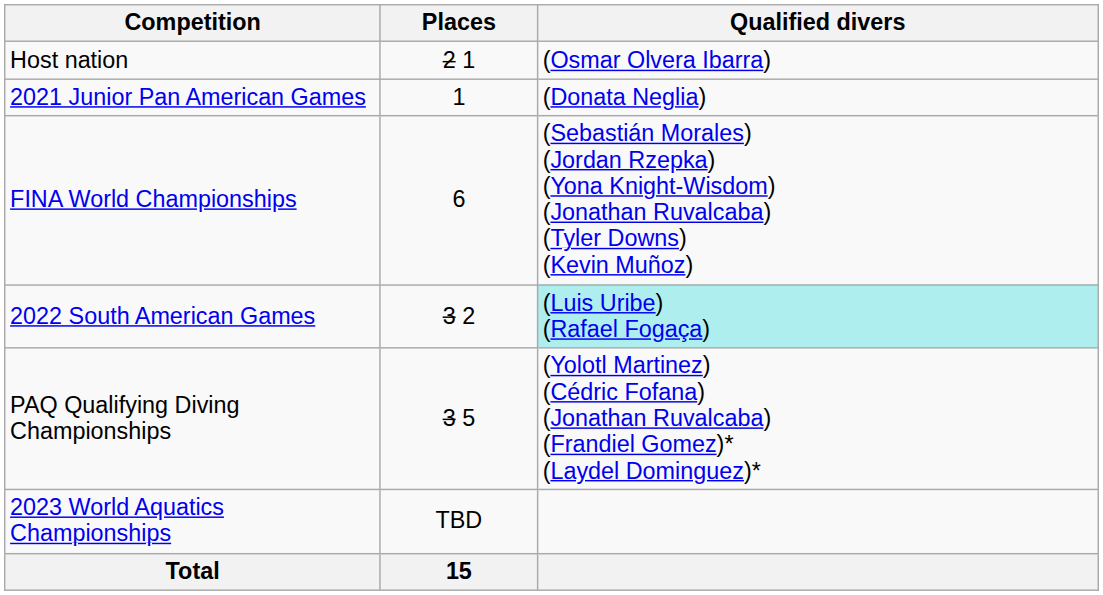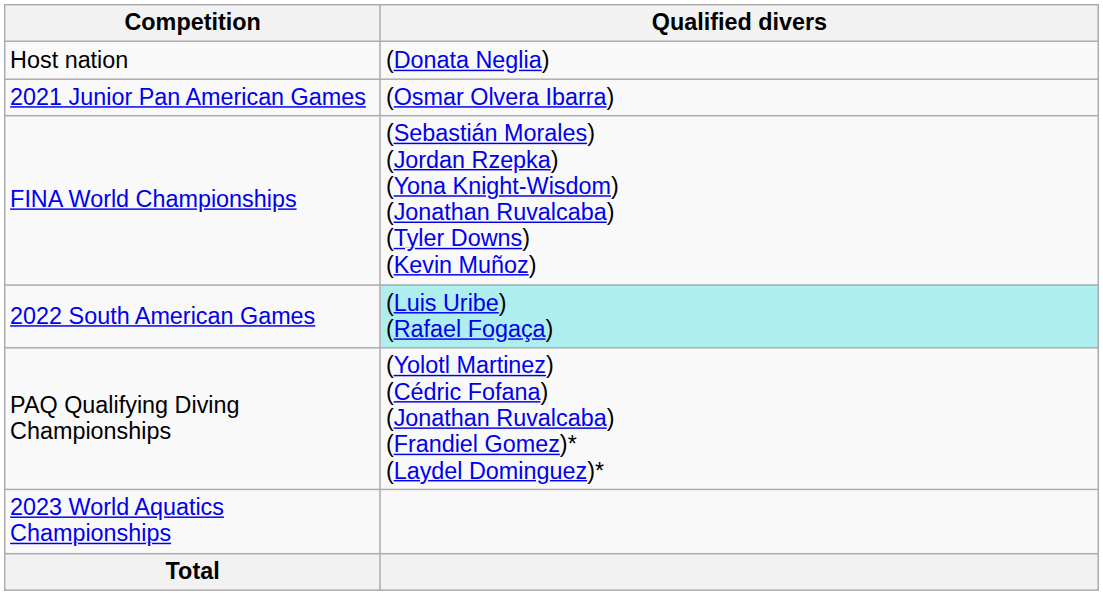- column: (459, 23)
(657, 60) (Osmar Olvera Ibarra) -> (468, 60) (Donata Neglia)
(624, 97) (Donata Neglia) -> (500, 97) (Osmar Olvera Ibarra)
